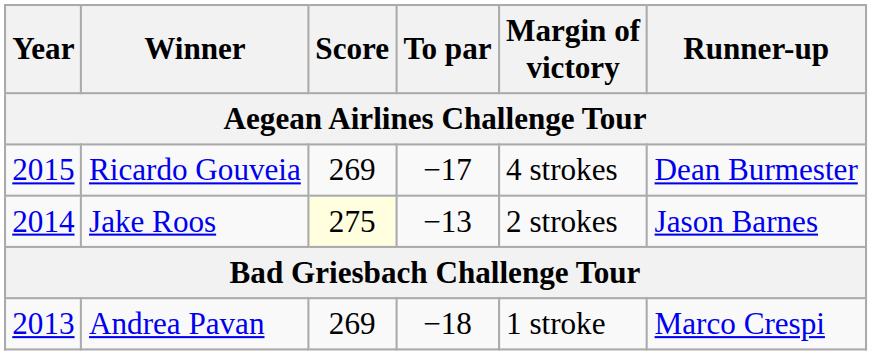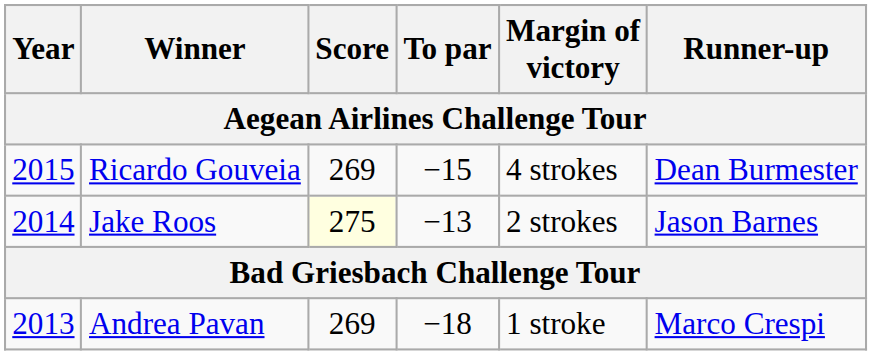(448, 170) −17 -> (448, 170) −15
